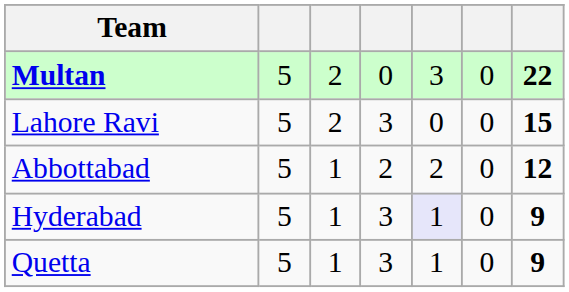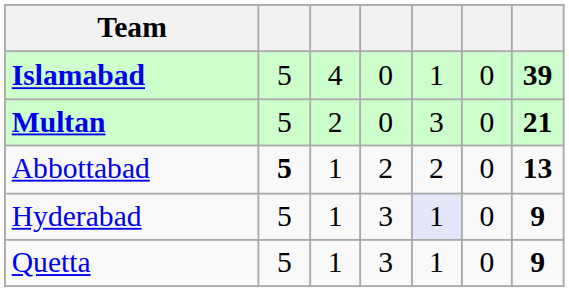+ row: (78, 74)
(538, 74) 22 -> (538, 121) 21
- row: (85, 121)
(284, 168) normal -> (284, 168) bold
(538, 168) 12 -> (538, 168) 13
